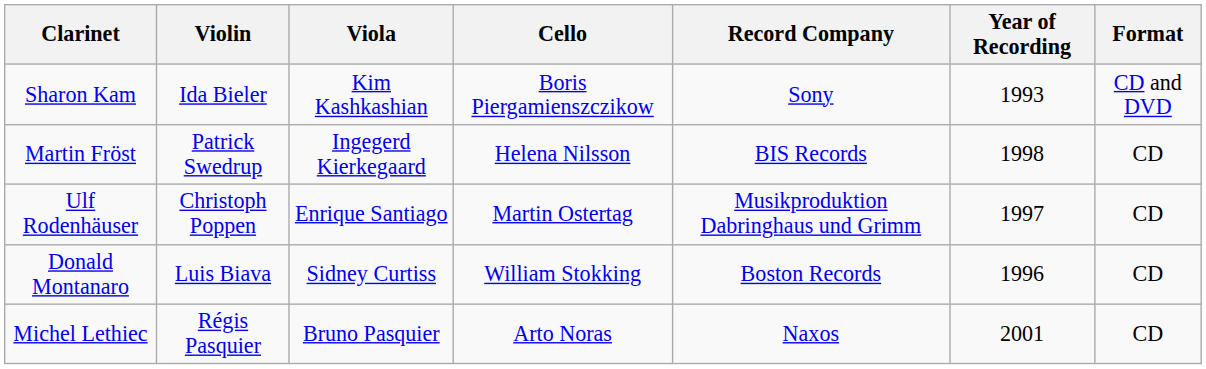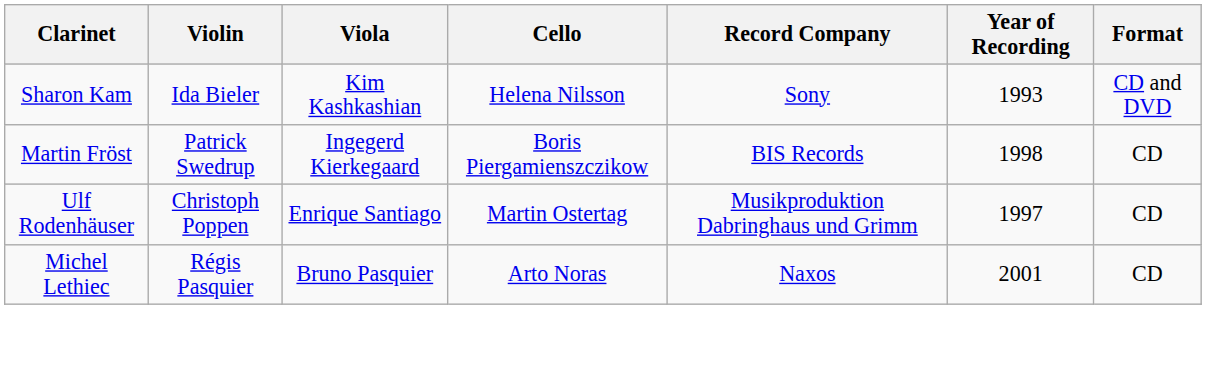(563, 94) Boris Piergamienszczikow -> (557, 94) Helena Nilsson
(563, 154) Helena Nilsson -> (557, 154) Boris Piergamienszczikow
- row: (80, 273)
